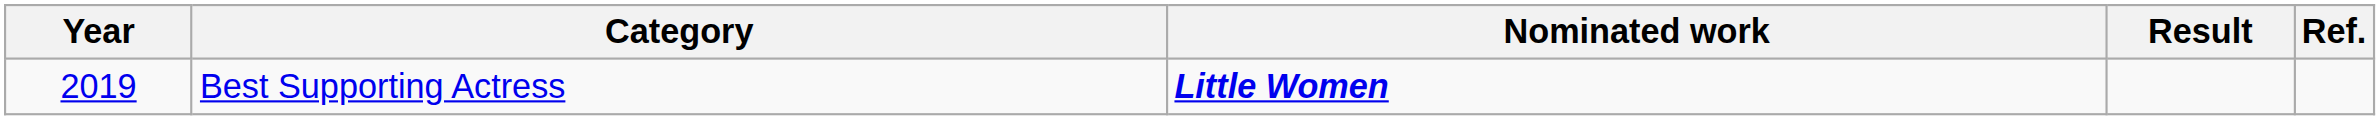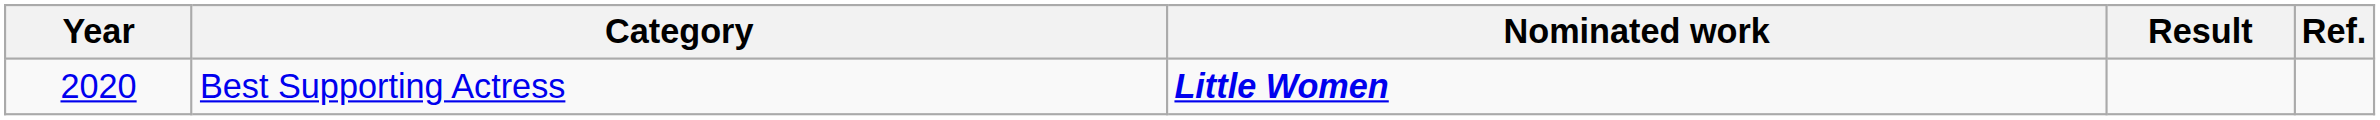(99, 85) 2019 -> (99, 85) 2020
